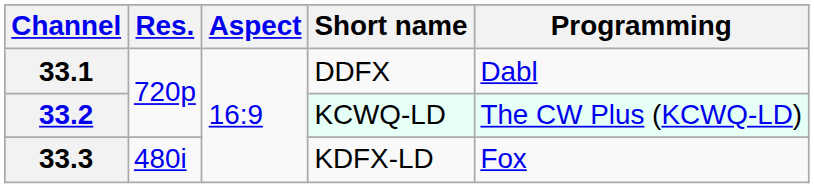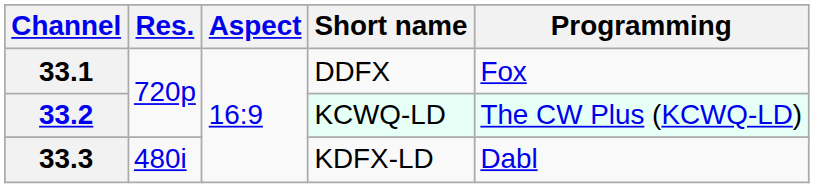(509, 70) Dabl -> (504, 70) Fox
(504, 159) Fox -> (509, 159) Dabl
